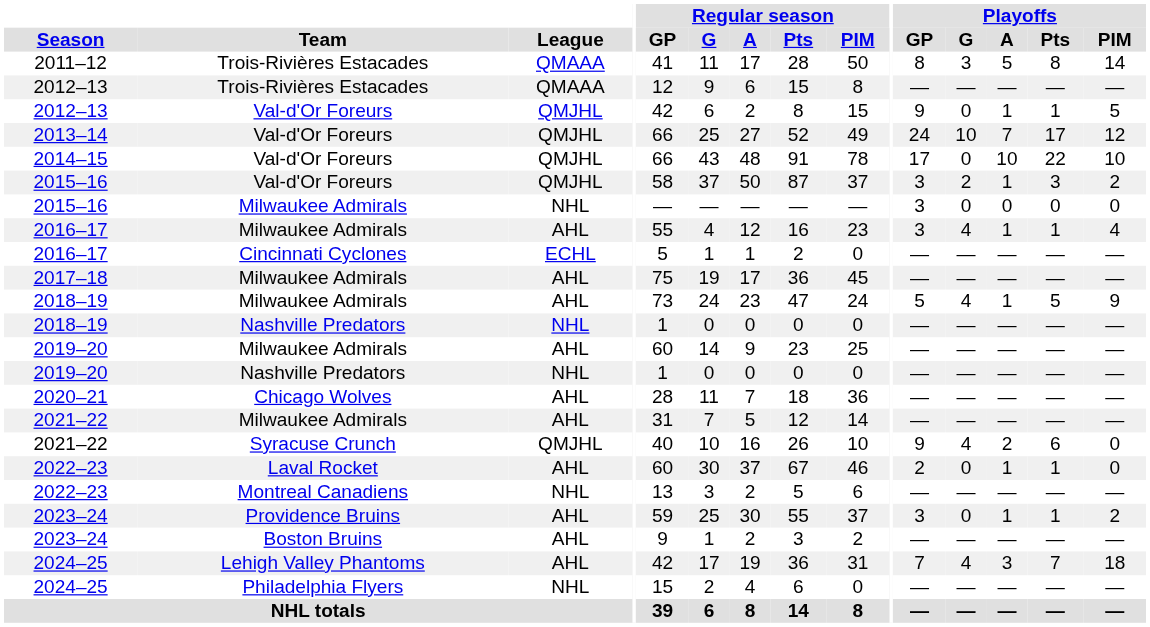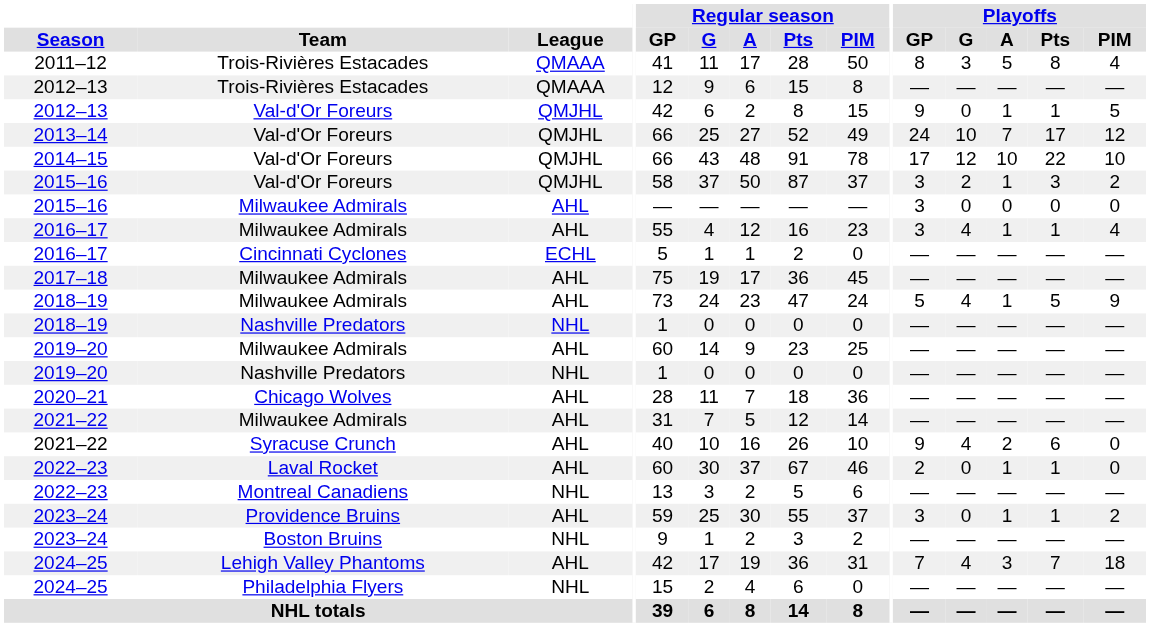(1115, 63) 14 -> (1115, 63) 4
(966, 158) 0 -> (966, 158) 12
(570, 206) NHL -> (570, 206) AHL
(570, 444) QMJHL -> (570, 444) AHL
(570, 539) AHL -> (570, 539) NHL
